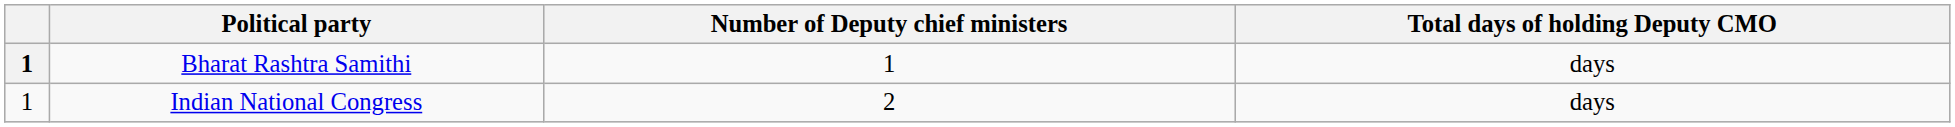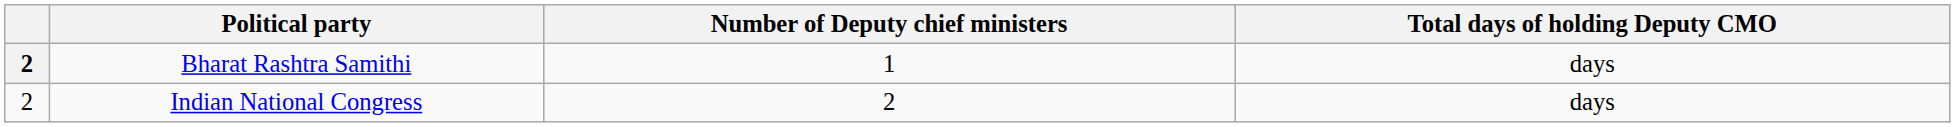(27, 63) 1 -> (27, 63) 2
(27, 102) 1 -> (27, 102) 2
